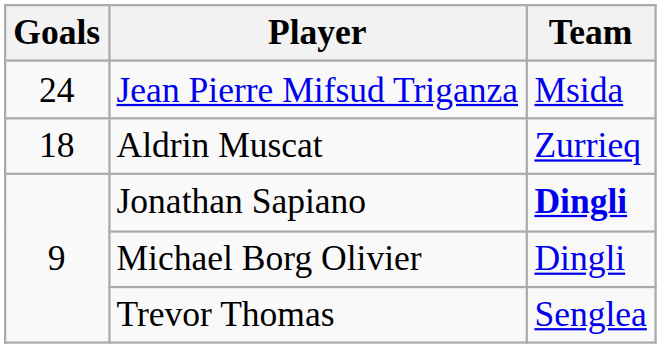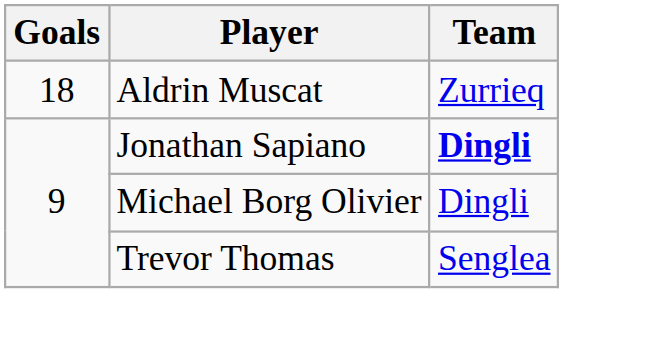- row: (317, 88)
